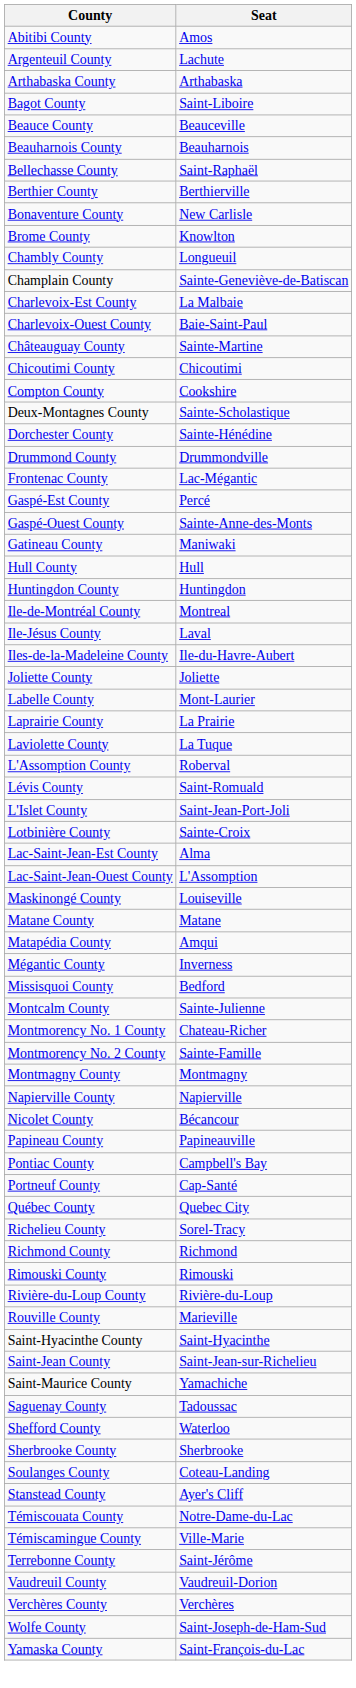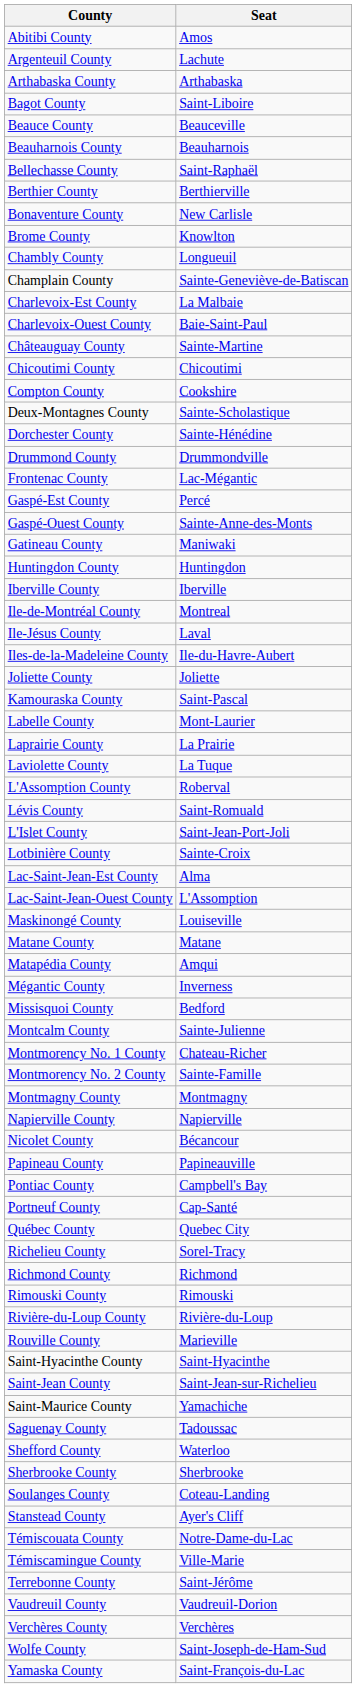- row: (42, 567)
+ row: (53, 589)
+ row: (65, 699)
